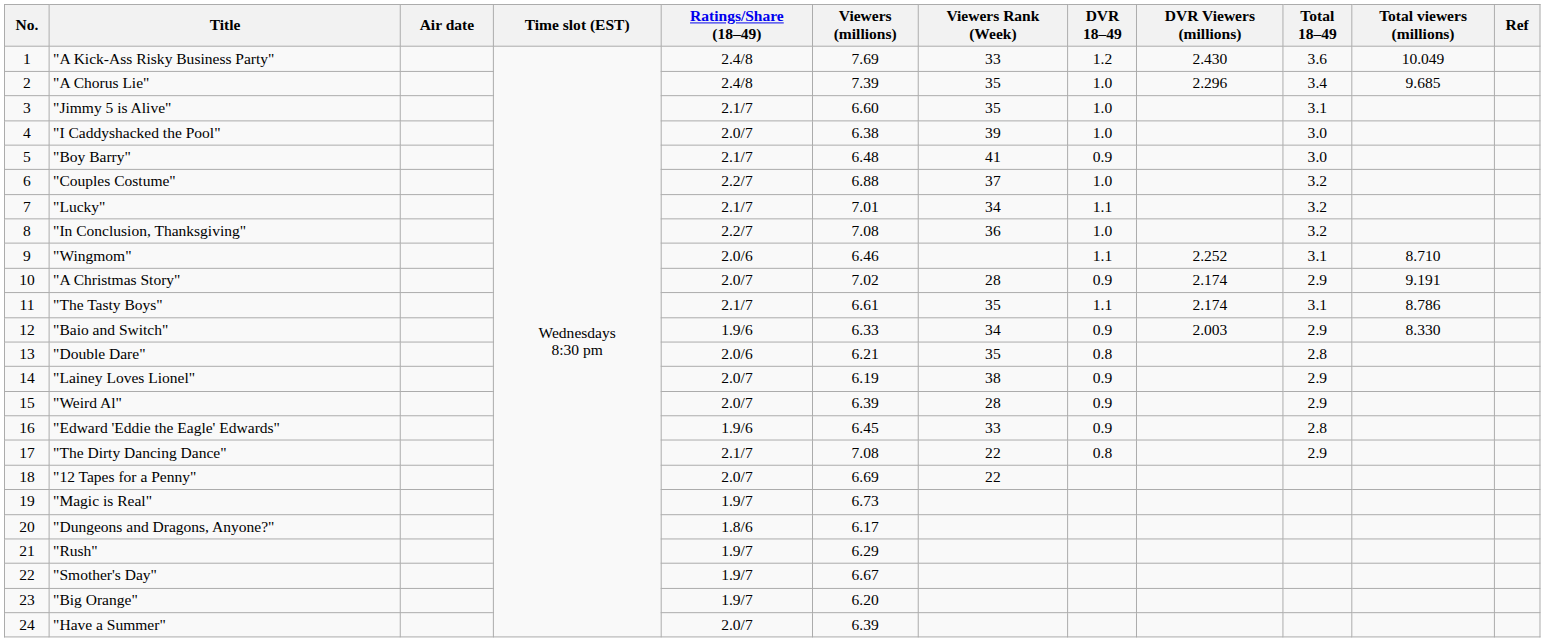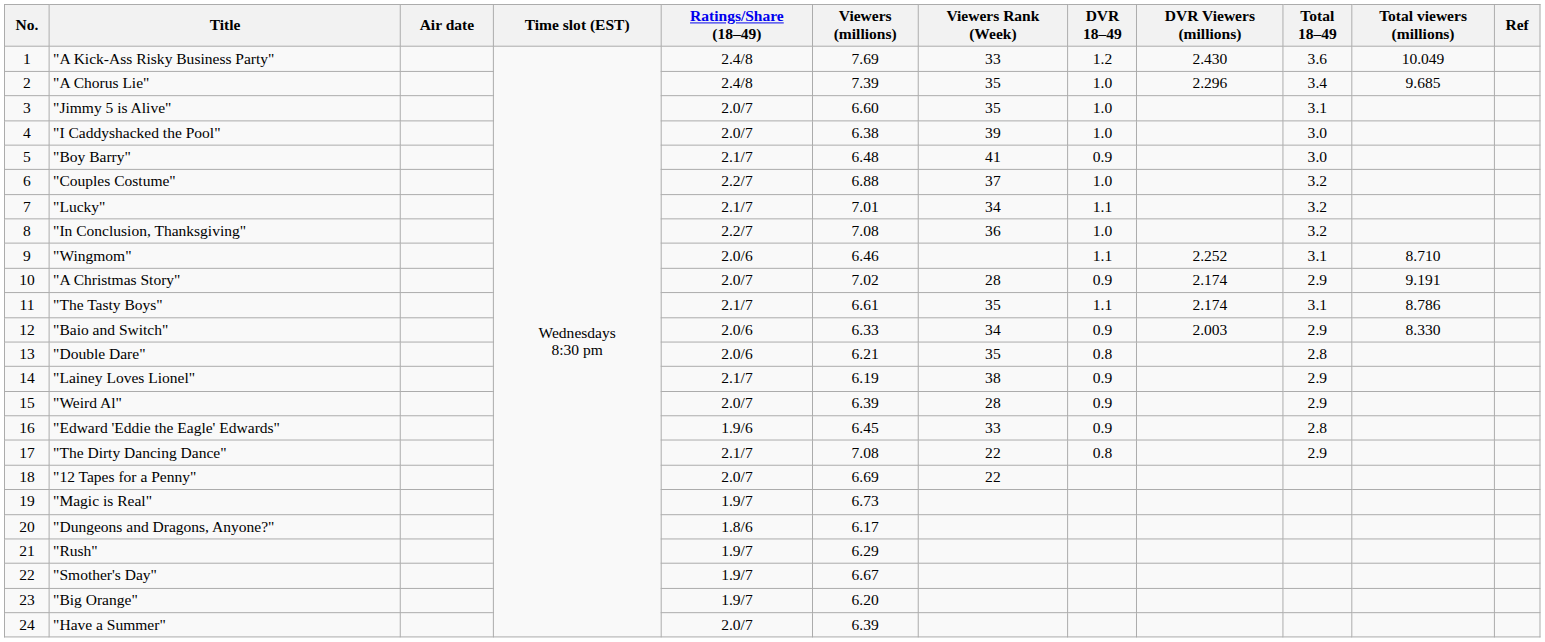(737, 108) 2.1/7 -> (737, 108) 2.0/7
(737, 329) 1.9/6 -> (737, 329) 2.0/6
(737, 378) 2.0/7 -> (737, 378) 2.1/7
